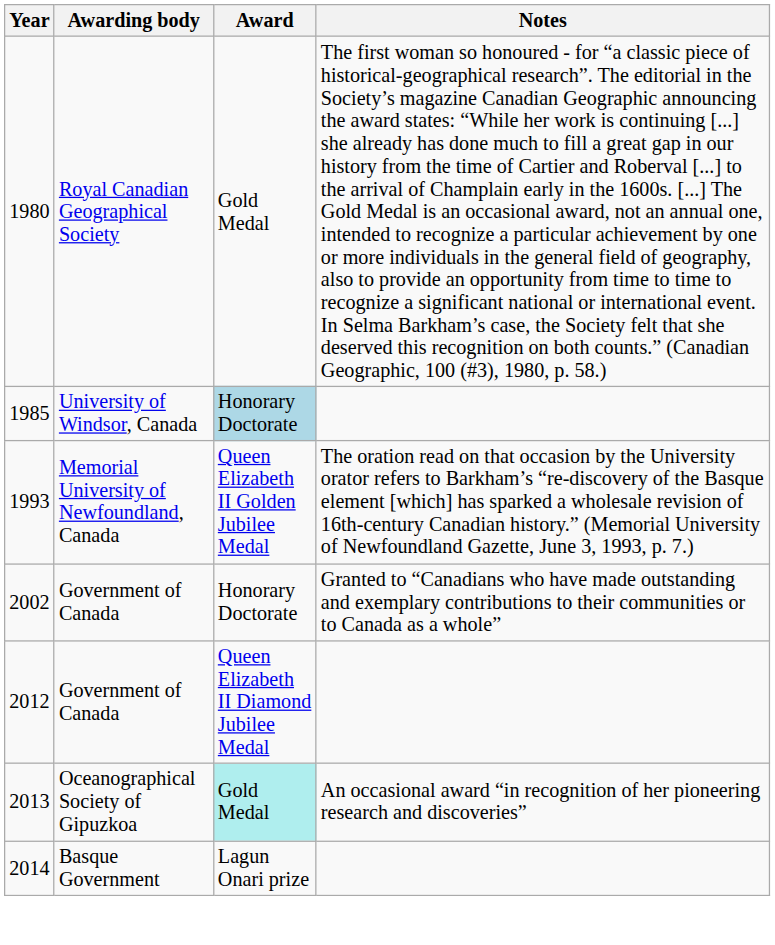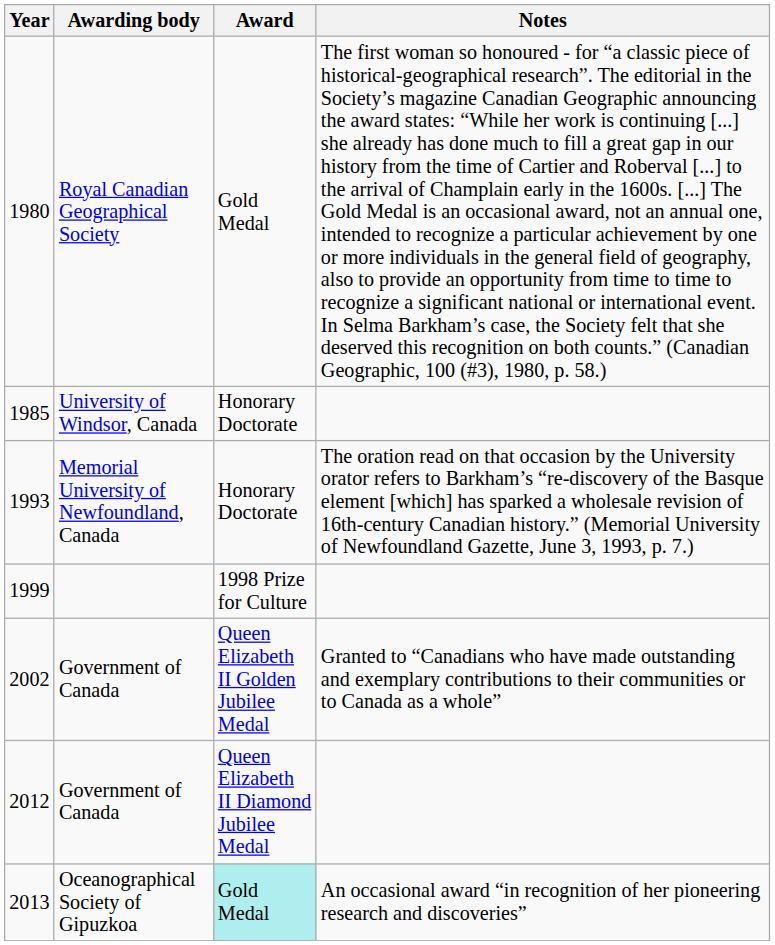(258, 413) lightblue background -> (258, 413) no background
(257, 501) Queen Elizabeth II Golden Jubilee Medal -> (258, 501) Honorary Doctorate
+ row: (29, 590)
(258, 601) Honorary Doctorate -> (257, 679) Queen Elizabeth II Golden Jubilee Medal
- row: (29, 867)
